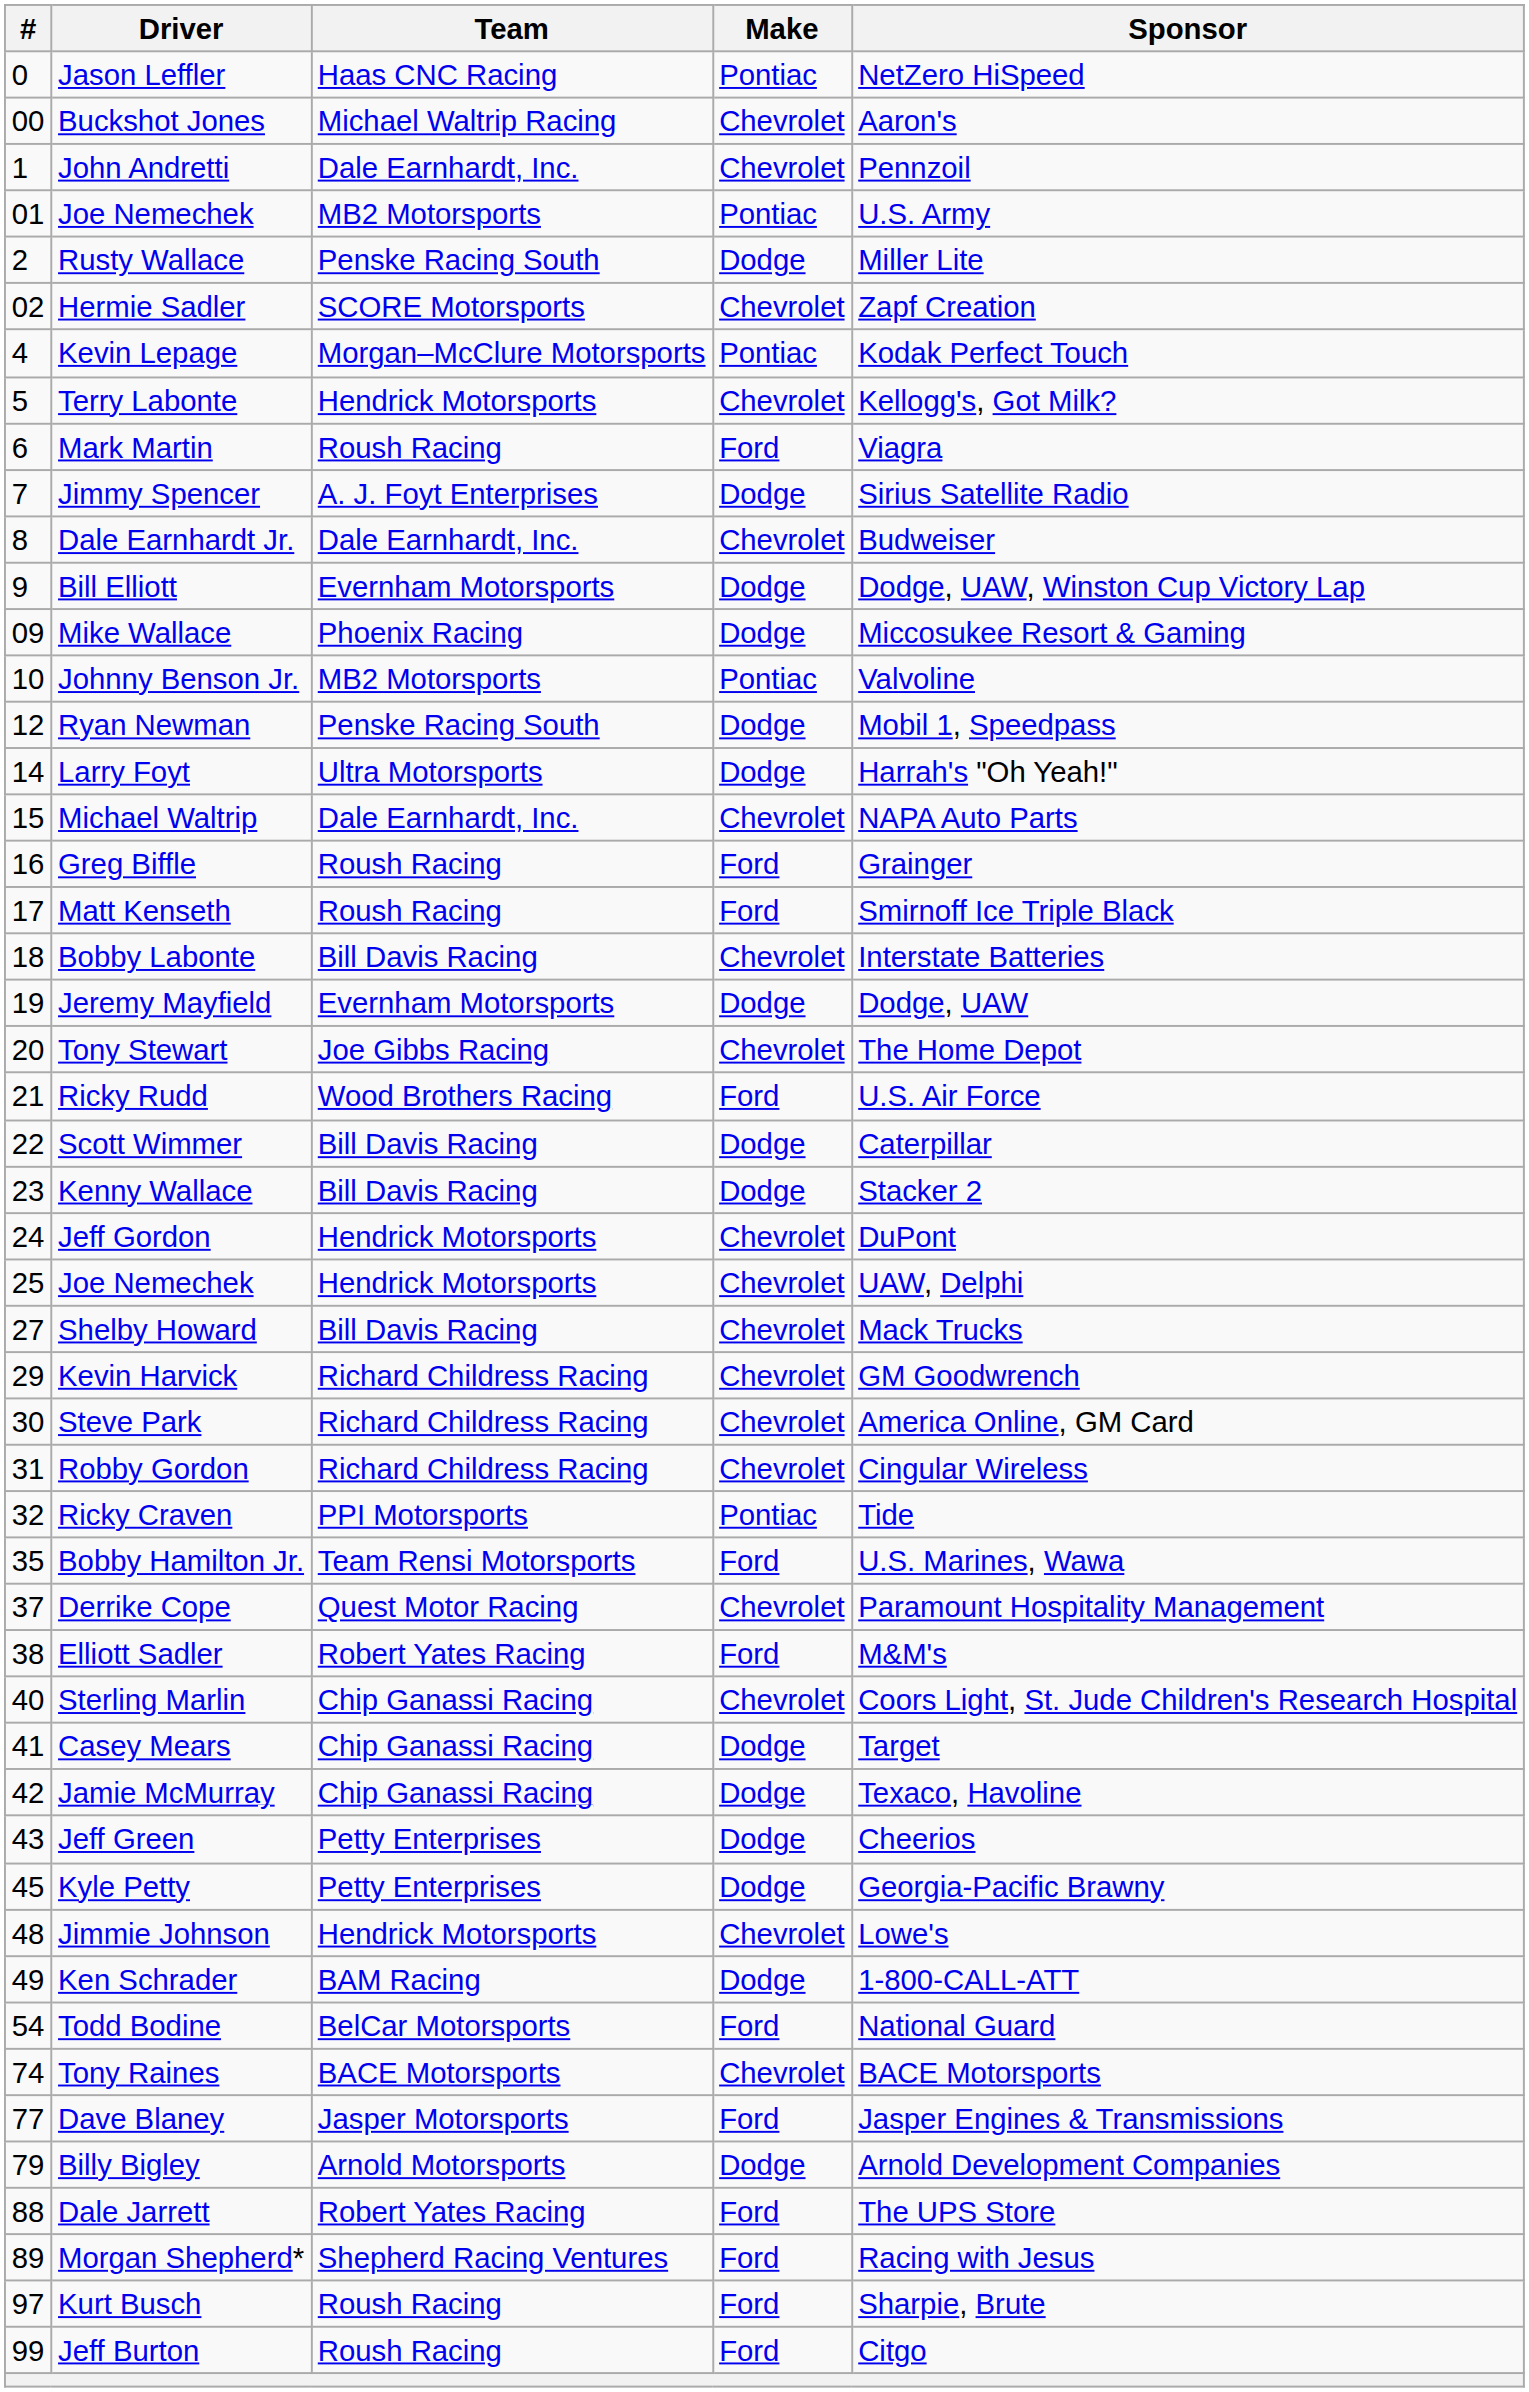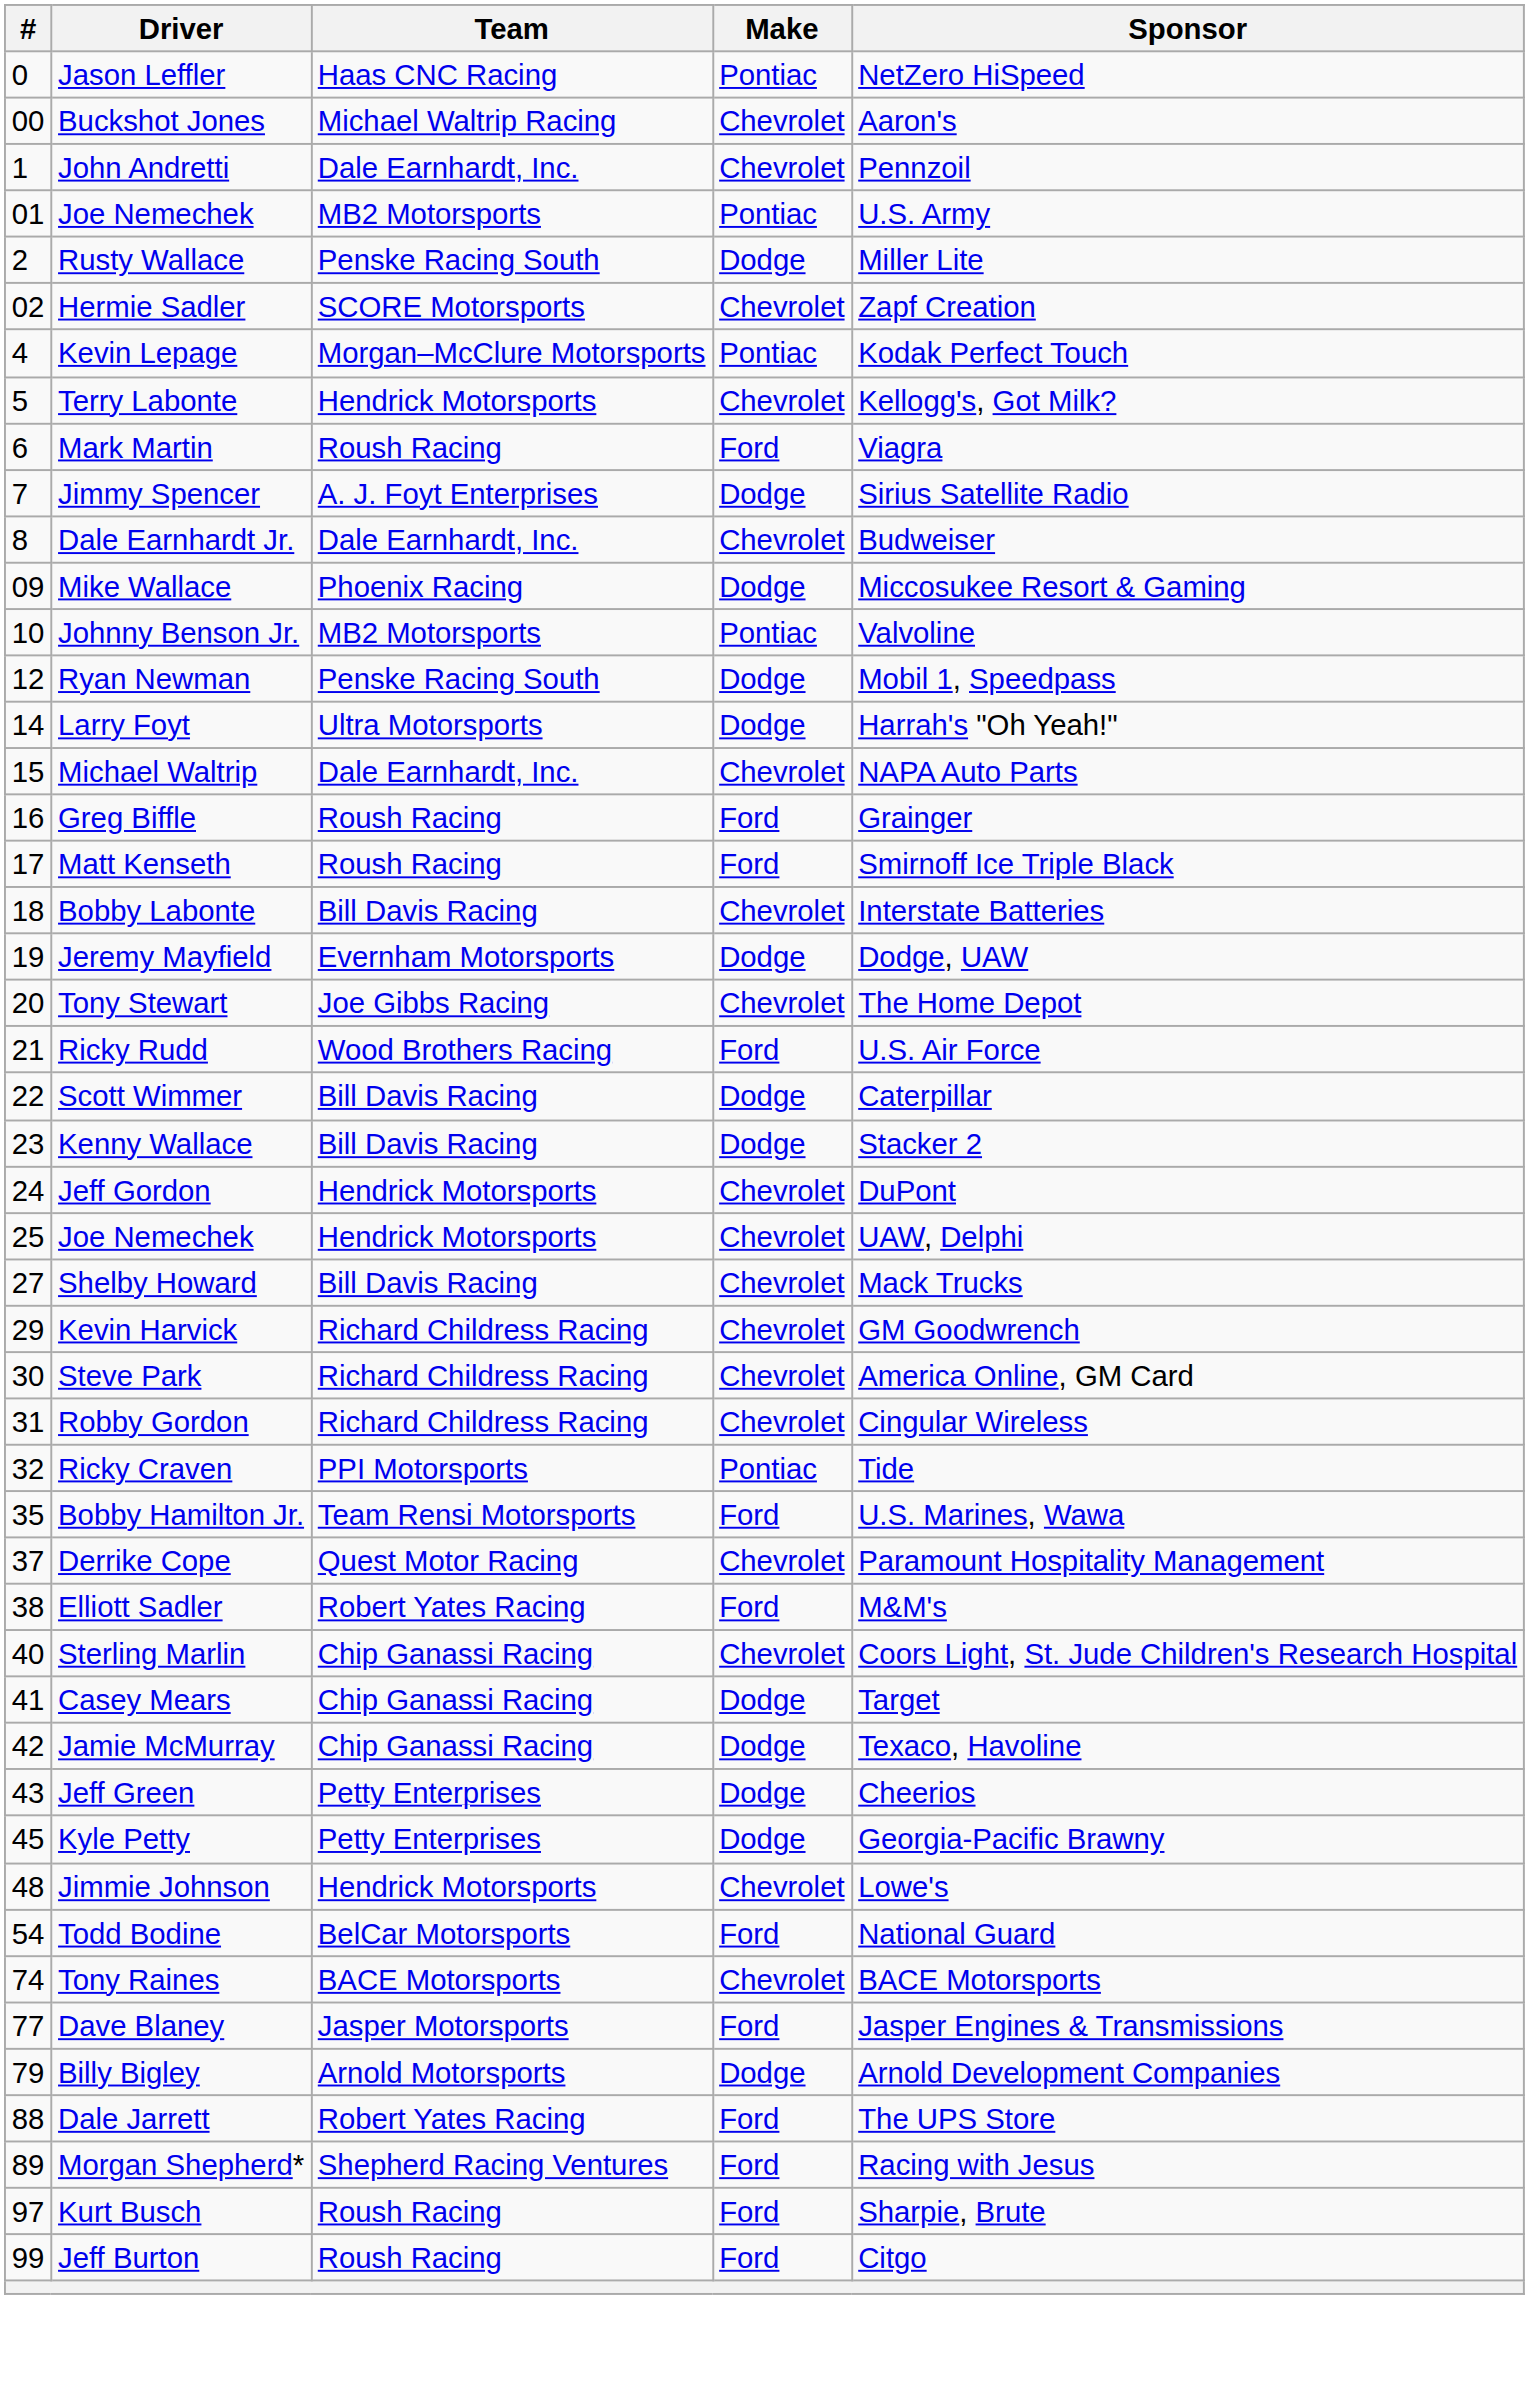- row: (20, 586)
- row: (28, 1979)
